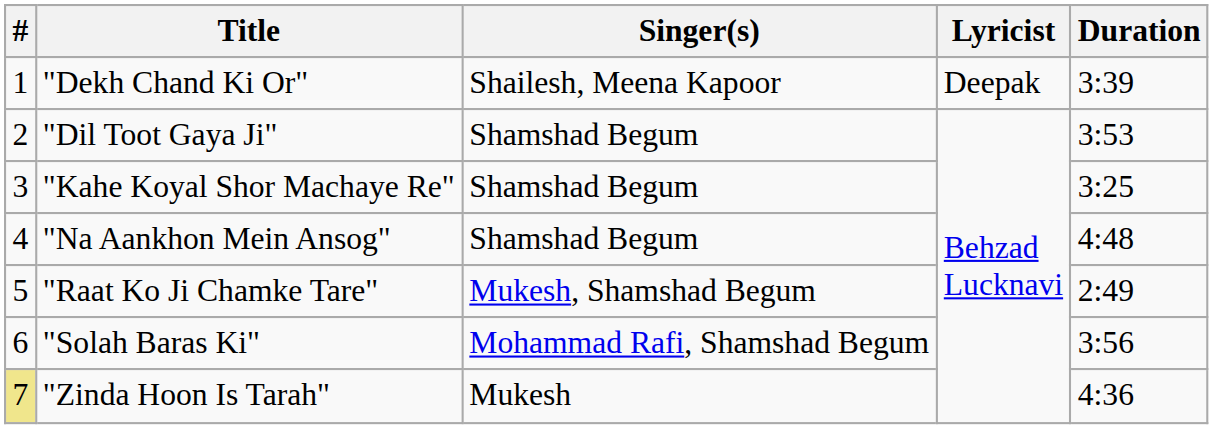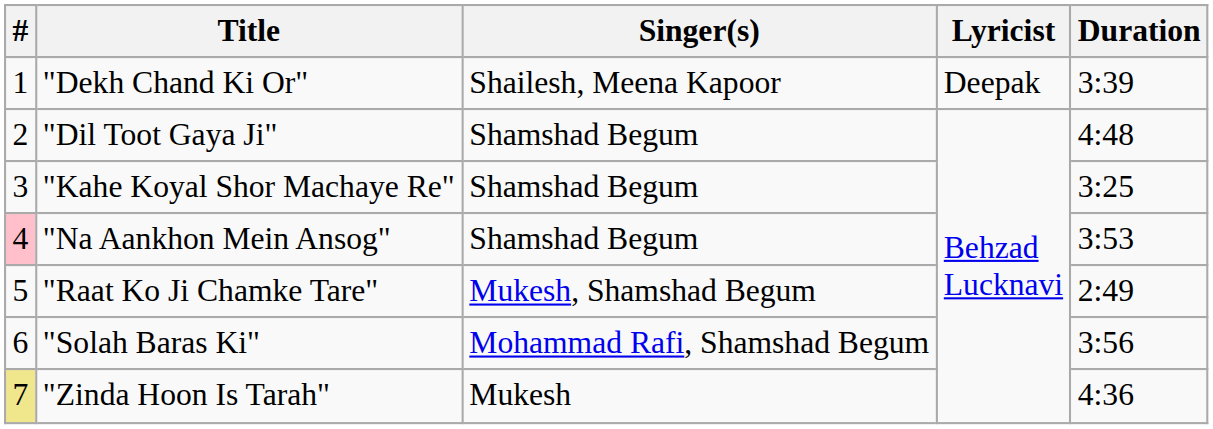(1106, 135) 3:53 -> (1106, 135) 4:48
(20, 239) no background -> (20, 239) pink background
(1106, 239) 4:48 -> (1106, 239) 3:53
